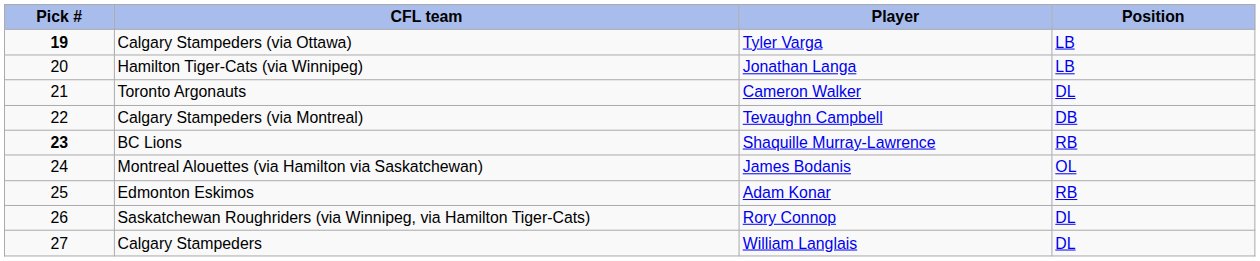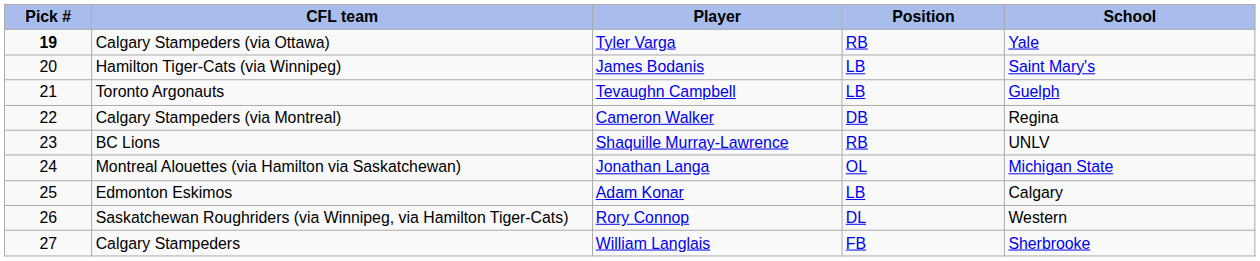+ column: (1130, 17)
(1065, 42) LB -> (857, 42) RB
(800, 67) Jonathan Langa -> (650, 67) James Bodanis
(802, 92) Cameron Walker -> (666, 92) Tevaughn Campbell
(1065, 92) DL -> (856, 92) LB
(813, 117) Tevaughn Campbell -> (655, 117) Cameron Walker
(59, 142) bold -> (48, 142) normal
(797, 167) James Bodanis -> (653, 167) Jonathan Langa
(1066, 192) RB -> (856, 192) LB
(1065, 243) DL -> (856, 243) FB
